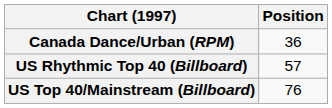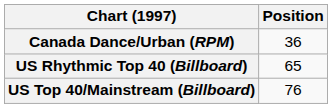(293, 66) 57 -> (293, 66) 65
